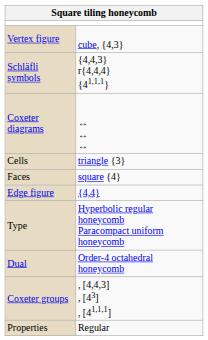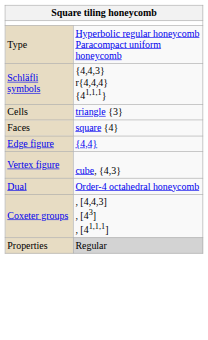rows swapped: (17, 225) <-> (33, 39)
- row: (26, 123)
(94, 328) no background -> (91, 245) lightgrey background
